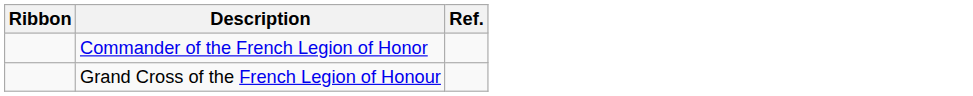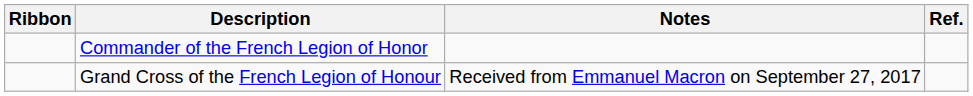+ column: (685, 18)
